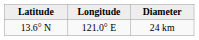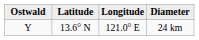+ column: (28, 12)
